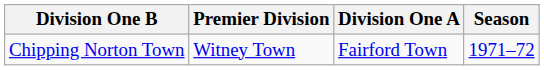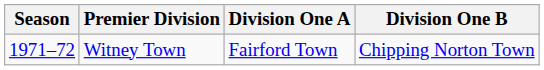columns swapped: (502, 19) <-> (97, 19)
